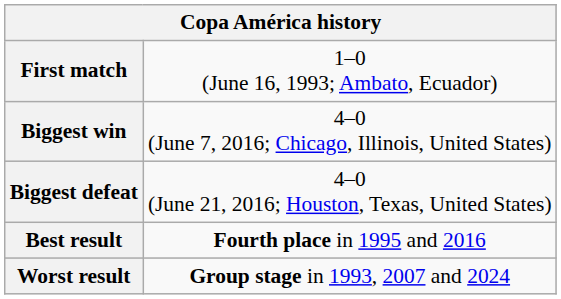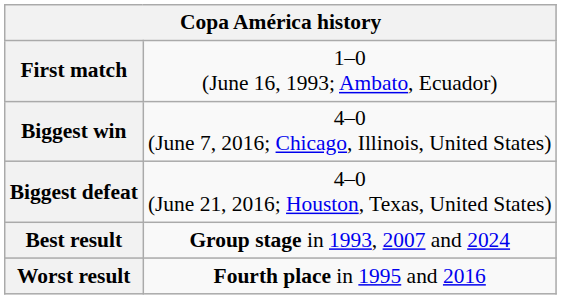(350, 240) Fourth place in 1995 and 2016 -> (350, 240) Group stage in 1993, 2007 and 2024
(350, 275) Group stage in 1993, 2007 and 2024 -> (350, 275) Fourth place in 1995 and 2016
